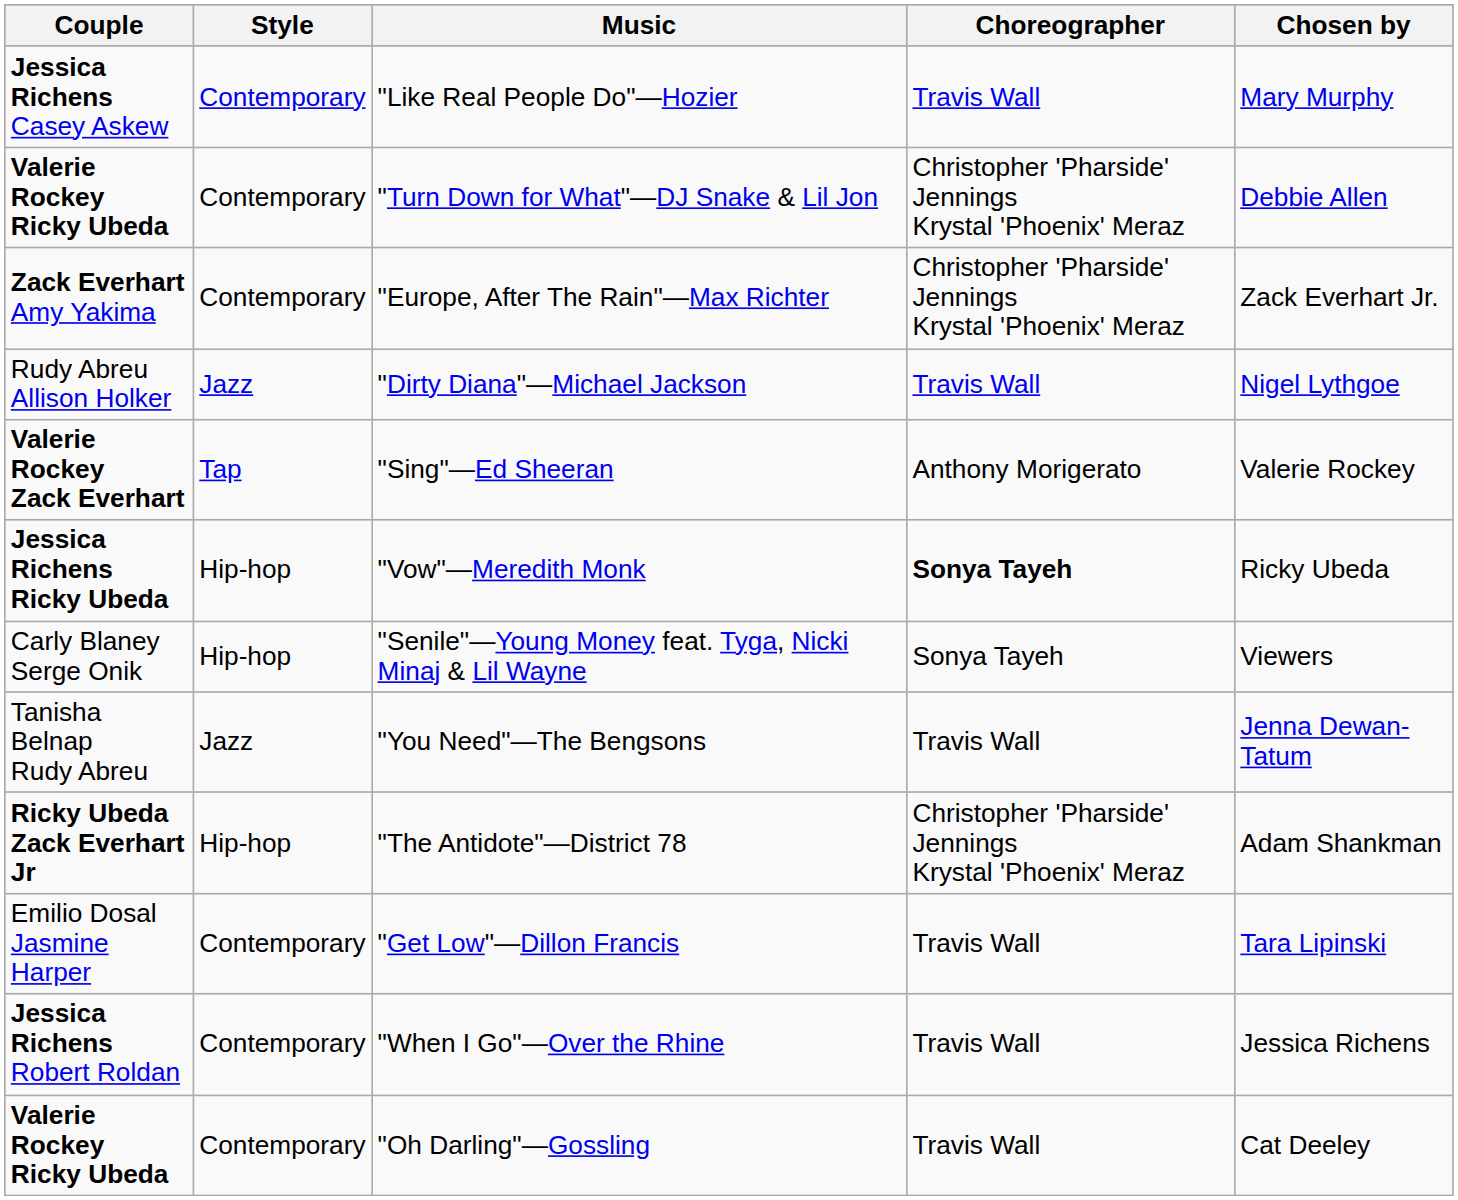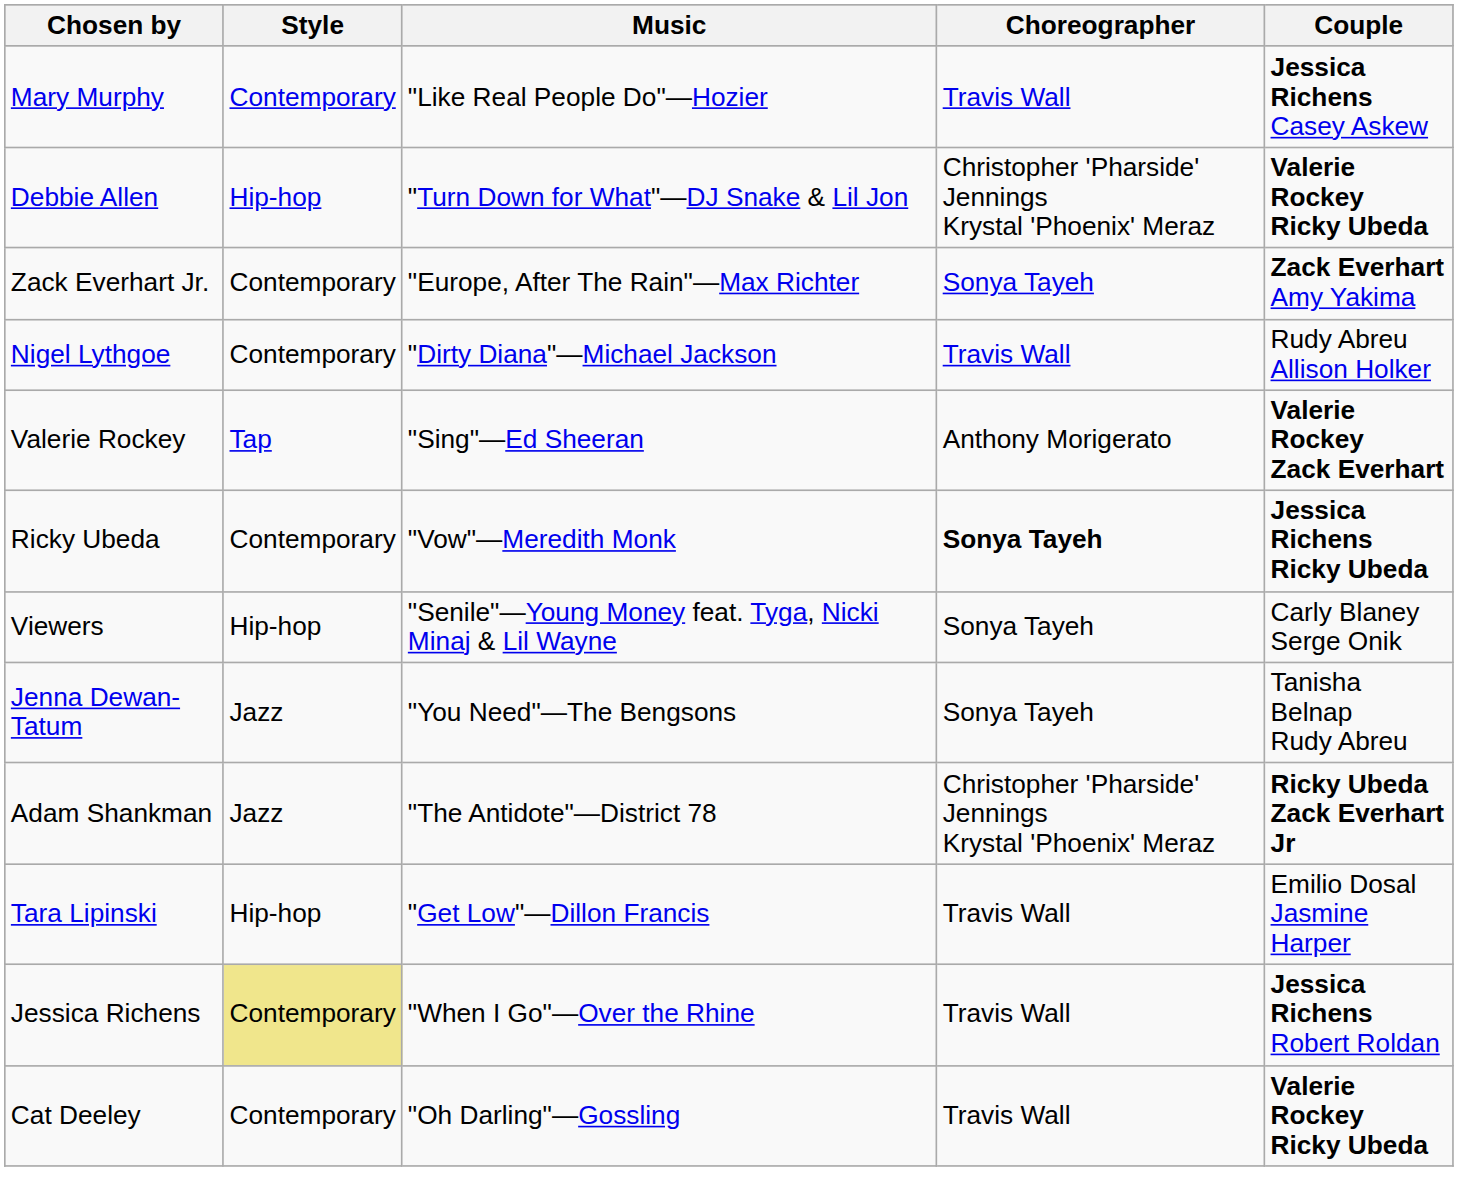columns swapped: (99, 25) <-> (1344, 25)
(282, 197) Contemporary -> (275, 197) Hip-hop
(1049, 297) Christopher 'Pharside' Jennings Krystal 'Phoenix' Meraz -> (1018, 282) Sonya Tayeh
(226, 383) Jazz -> (313, 354) Contemporary
(245, 570) Hip-hop -> (313, 540) Contemporary
(976, 741) Travis Wall -> (1018, 712) Sonya Tayeh
(245, 842) Hip-hop -> (256, 813) Jazz
(282, 943) Contemporary -> (275, 913) Hip-hop
(282, 1043) no background -> (313, 1014) khaki background
